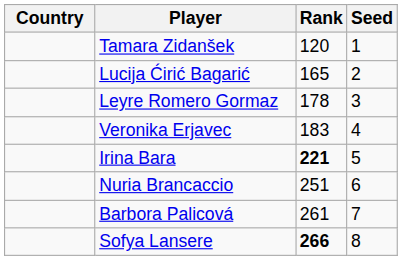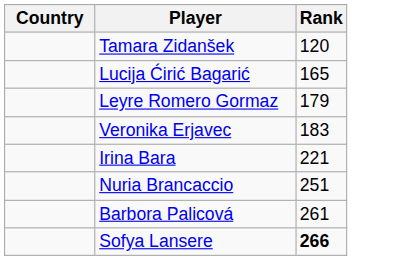- column: (372, 18)
(315, 102) 178 -> (315, 102) 179
(315, 158) bold -> (315, 158) normal
